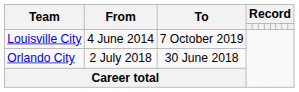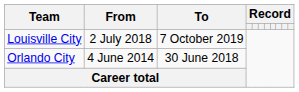(121, 39) 4 June 2014 -> (121, 39) 2 July 2018
(121, 58) 2 July 2018 -> (121, 58) 4 June 2014
